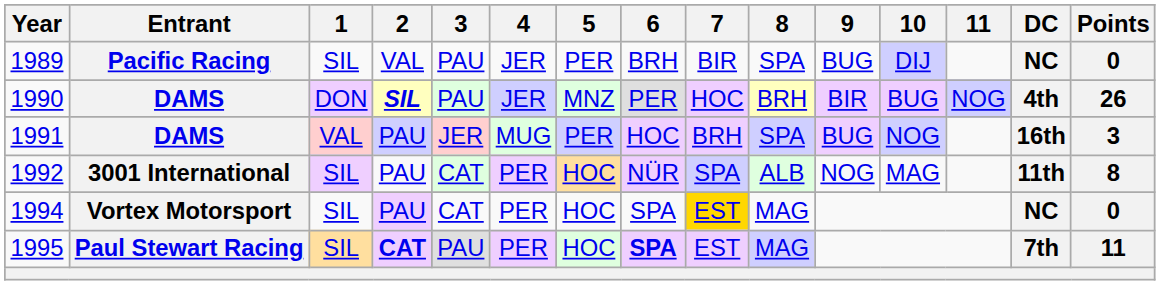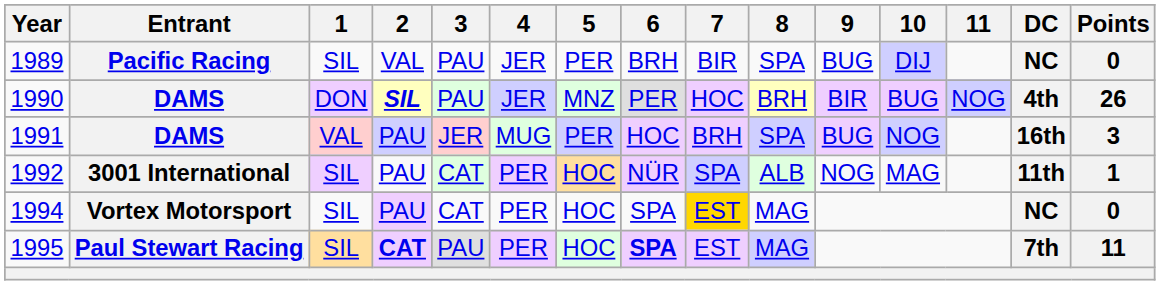(1113, 173) 8 -> (1113, 173) 1
